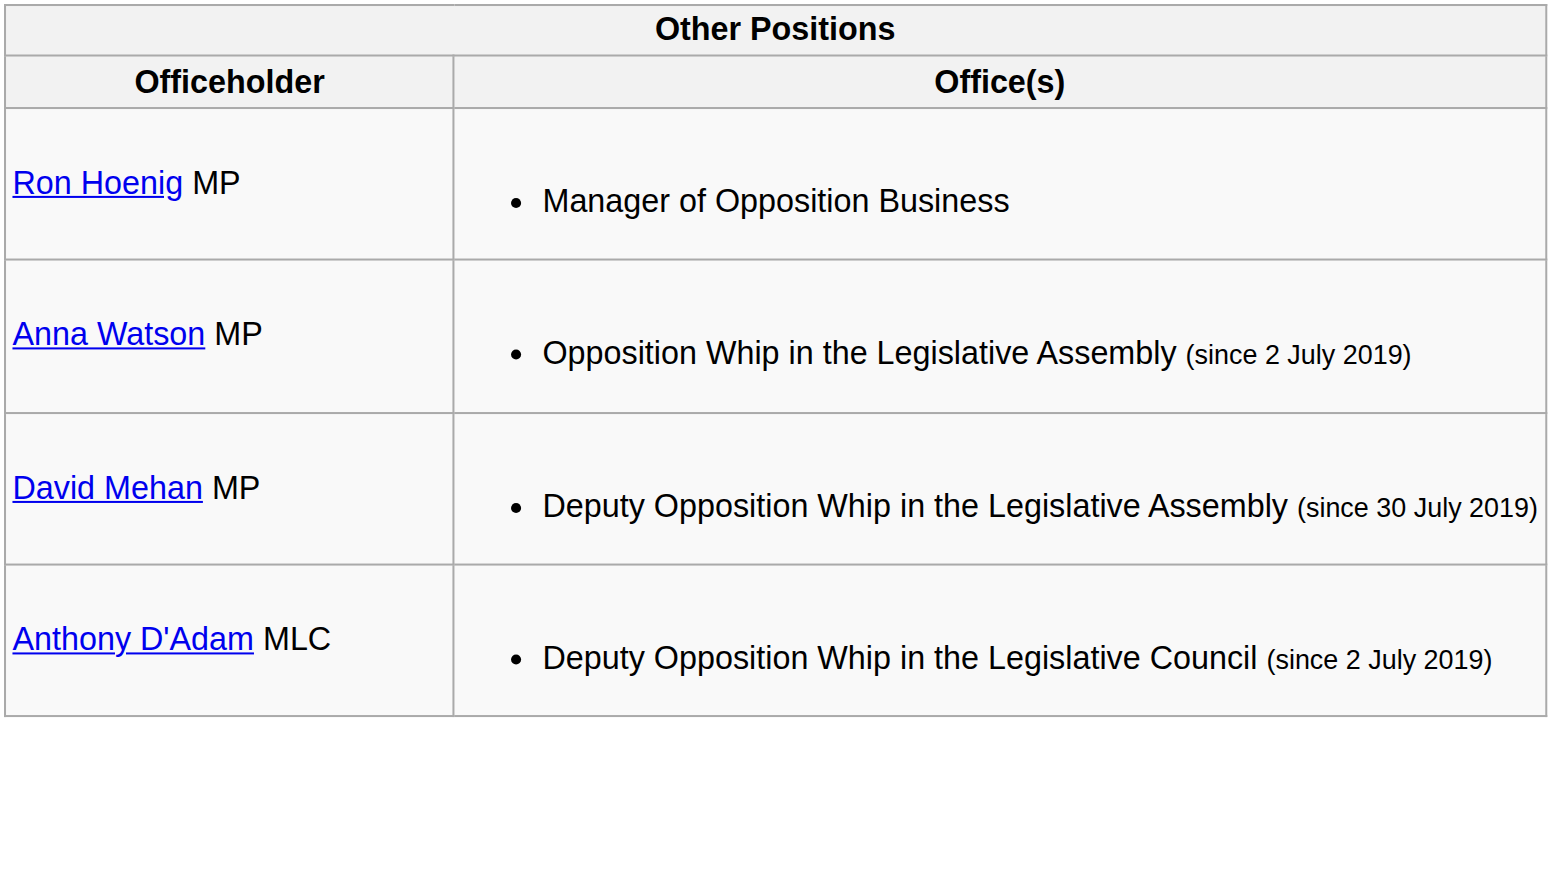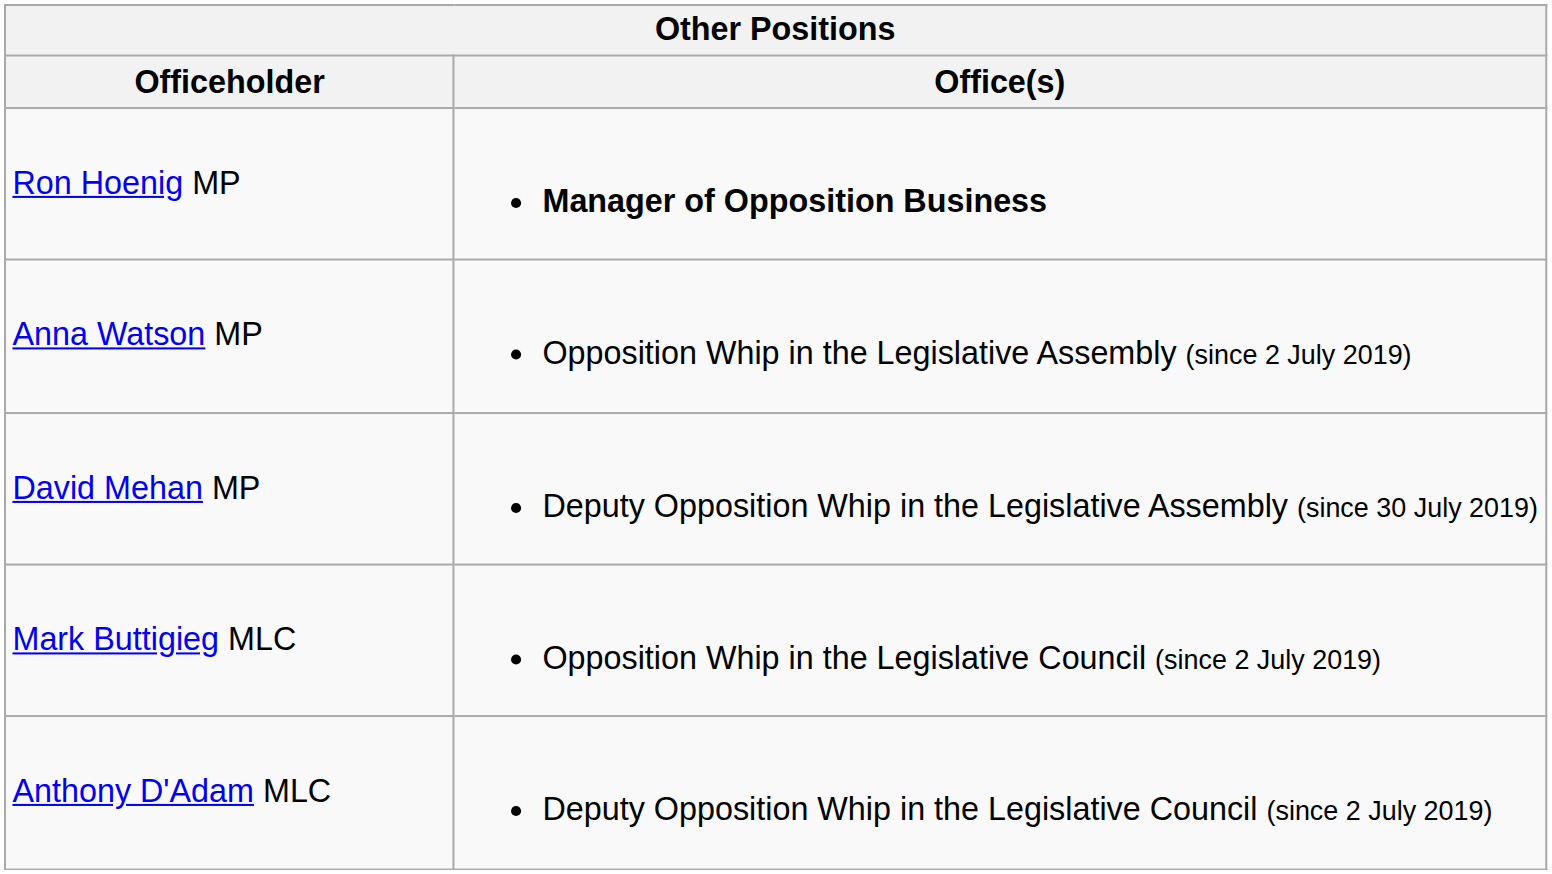(1000, 202) normal -> (1000, 202) bold
+ row: (154, 639)
